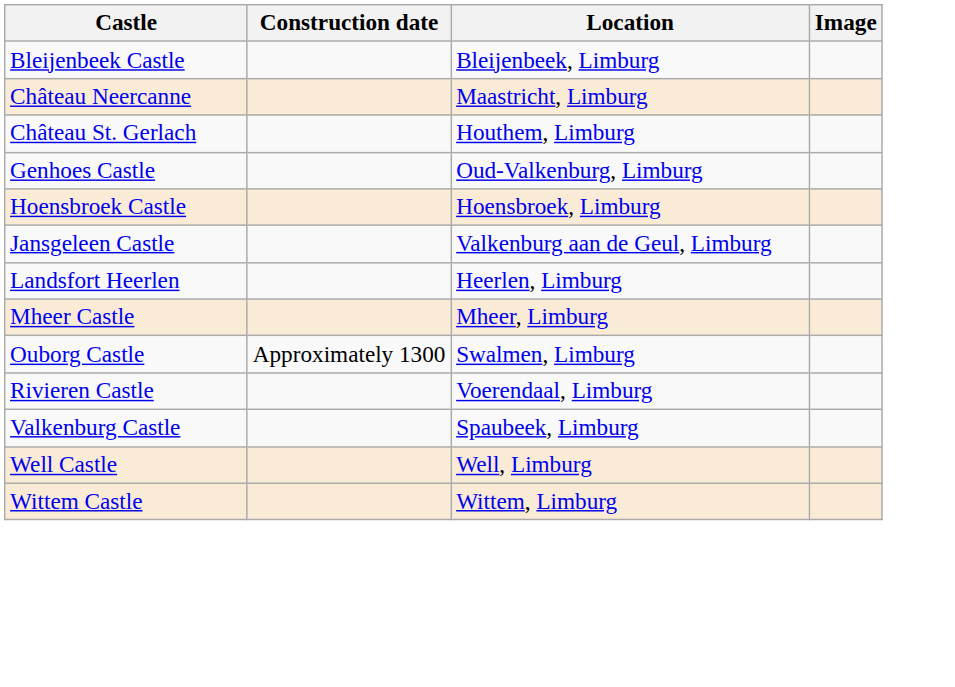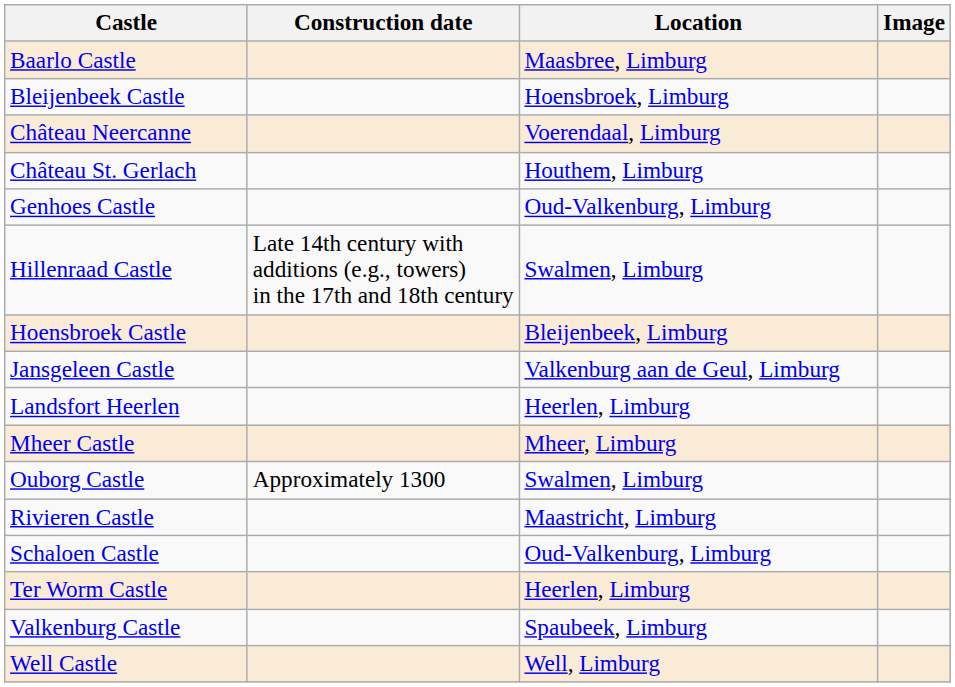+ row: (73, 59)
(558, 59) Bleijenbeek, Limburg -> (627, 96) Hoensbroek, Limburg
(552, 96) Maastricht, Limburg -> (623, 133) Voerendaal, Limburg
+ row: (91, 269)
(558, 206) Hoensbroek, Limburg -> (626, 332) Bleijenbeek, Limburg
(554, 390) Voerendaal, Limburg -> (620, 516) Maastricht, Limburg
+ row: (84, 553)
+ row: (89, 590)
- row: (76, 501)
